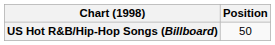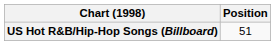(245, 31) 50 -> (245, 31) 51
